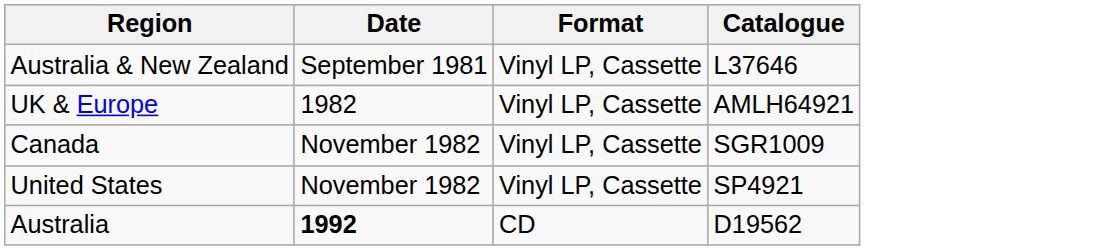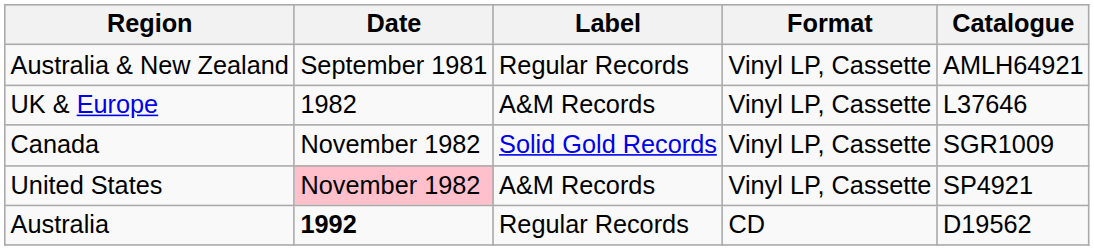+ column: (608, 24)
(756, 64) L37646 -> (1013, 64) AMLH64921
(784, 104) AMLH64921 -> (985, 104) L37646
(390, 184) no background -> (390, 184) pink background
